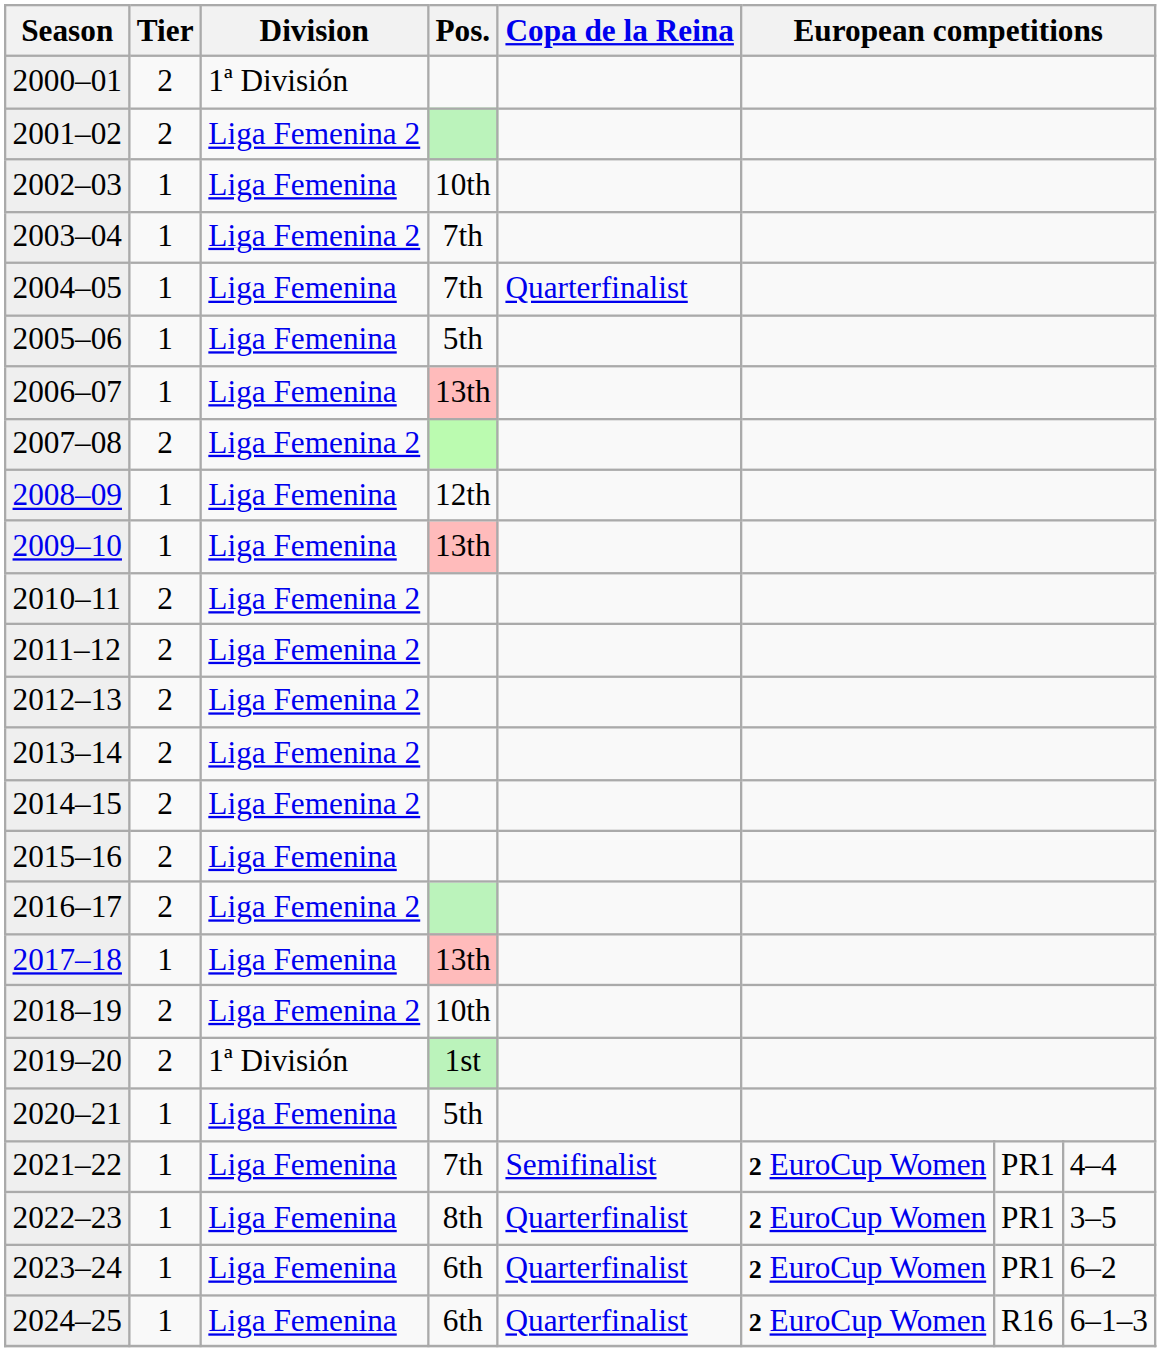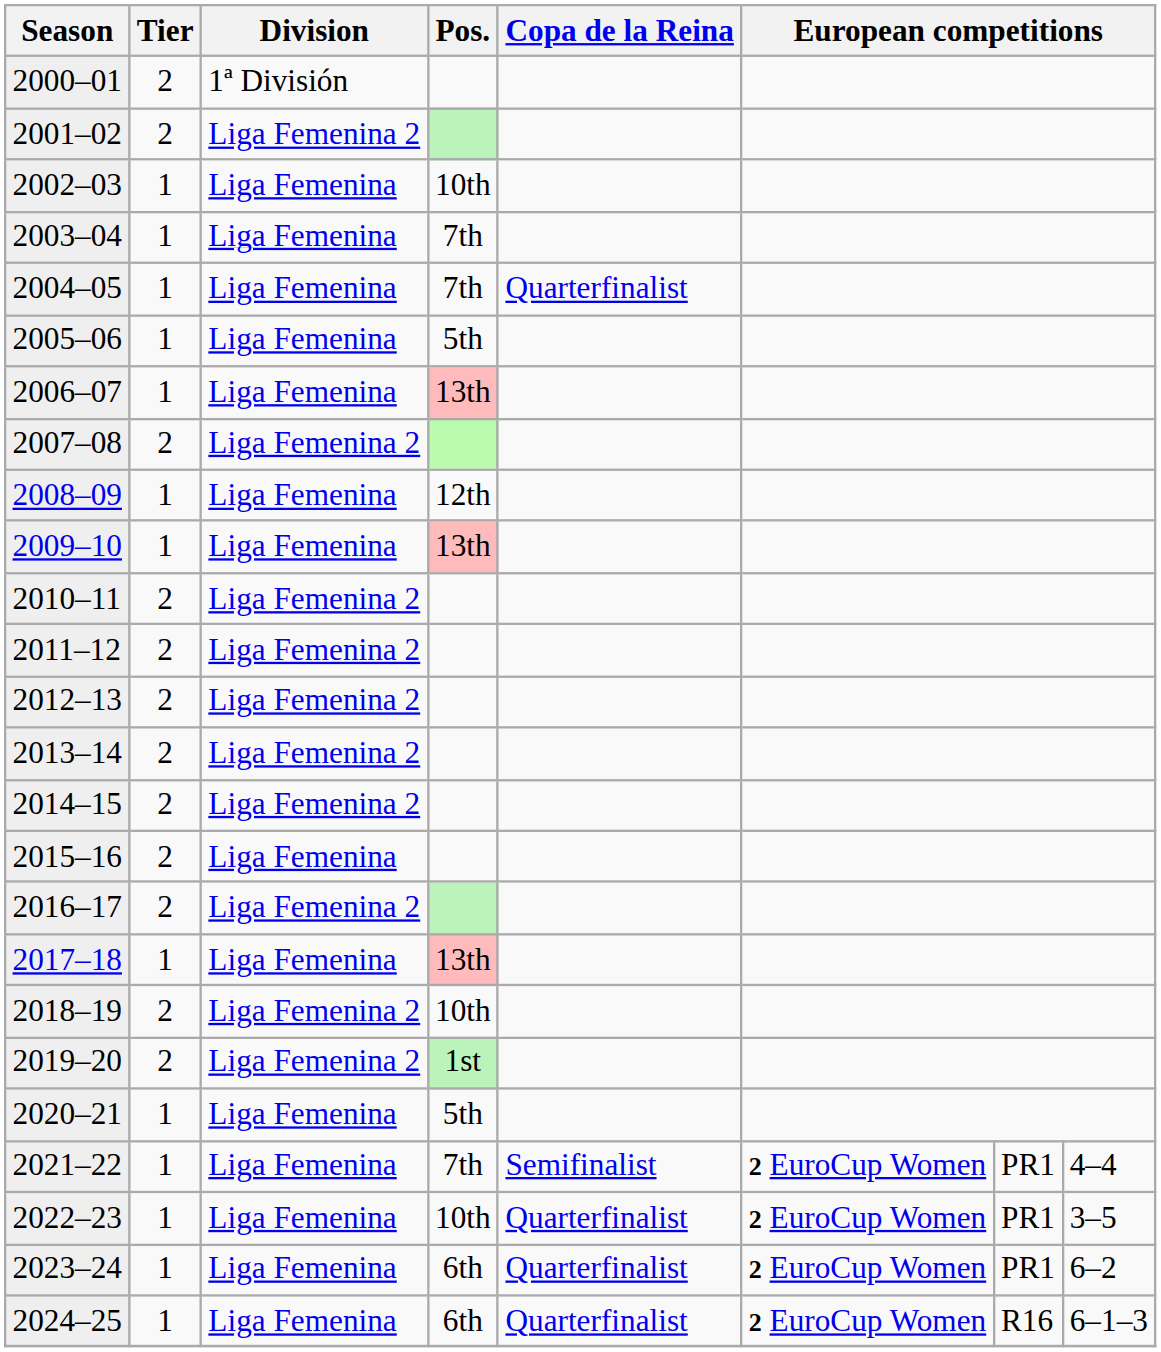(314, 236) Liga Femenina 2 -> (303, 236) Liga Femenina
(278, 1062) 1ª División -> (314, 1062) Liga Femenina 2
(463, 1216) 8th -> (463, 1216) 10th
